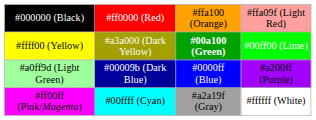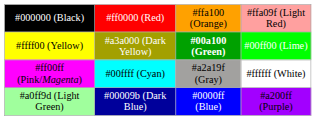rows swapped: (50, 73) <-> (50, 101)
